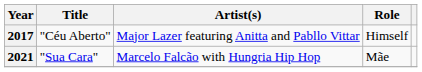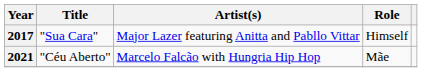(75, 35) "Céu Aberto" -> (69, 35) "Sua Cara"
(69, 56) "Sua Cara" -> (75, 56) "Céu Aberto"
